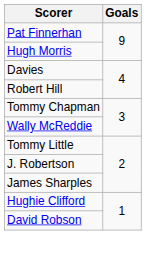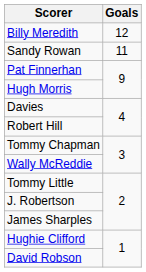+ row: (43, 32)
+ row: (44, 51)
